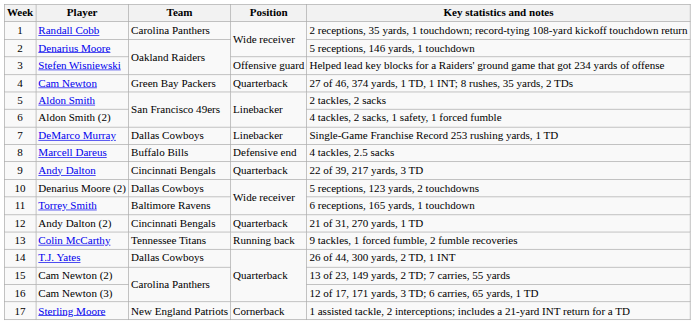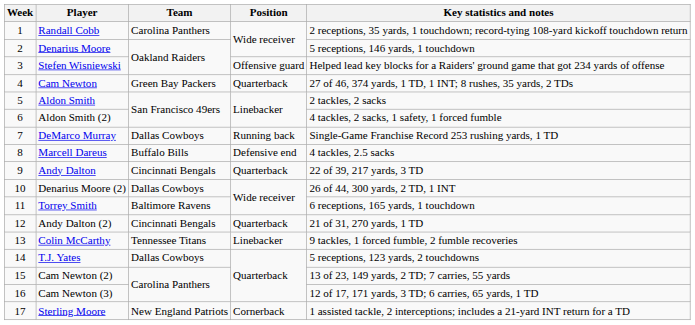(258, 135) Linebacker -> (264, 135) Running back
(394, 188) 5 receptions, 123 yards, 2 touchdowns -> (382, 188) 26 of 44, 300 yards, 2 TD, 1 INT
(264, 240) Running back -> (258, 240) Linebacker
(382, 258) 26 of 44, 300 yards, 2 TD, 1 INT -> (394, 258) 5 receptions, 123 yards, 2 touchdowns
